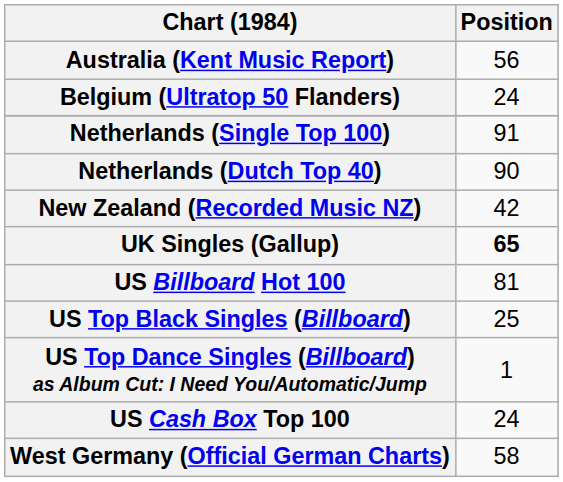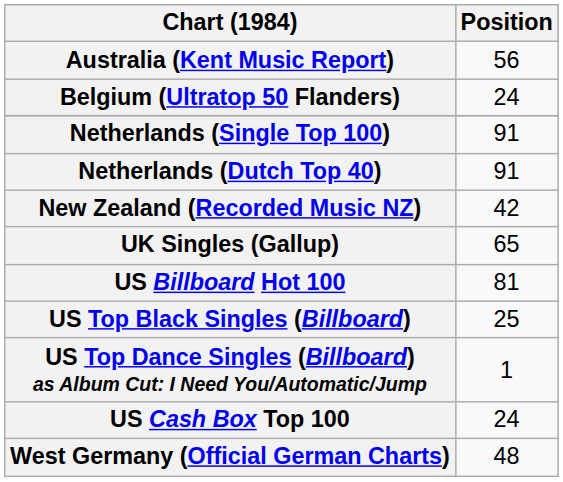(507, 171) 90 -> (507, 171) 91
(507, 245) bold -> (507, 245) normal
(507, 456) 58 -> (507, 456) 48
